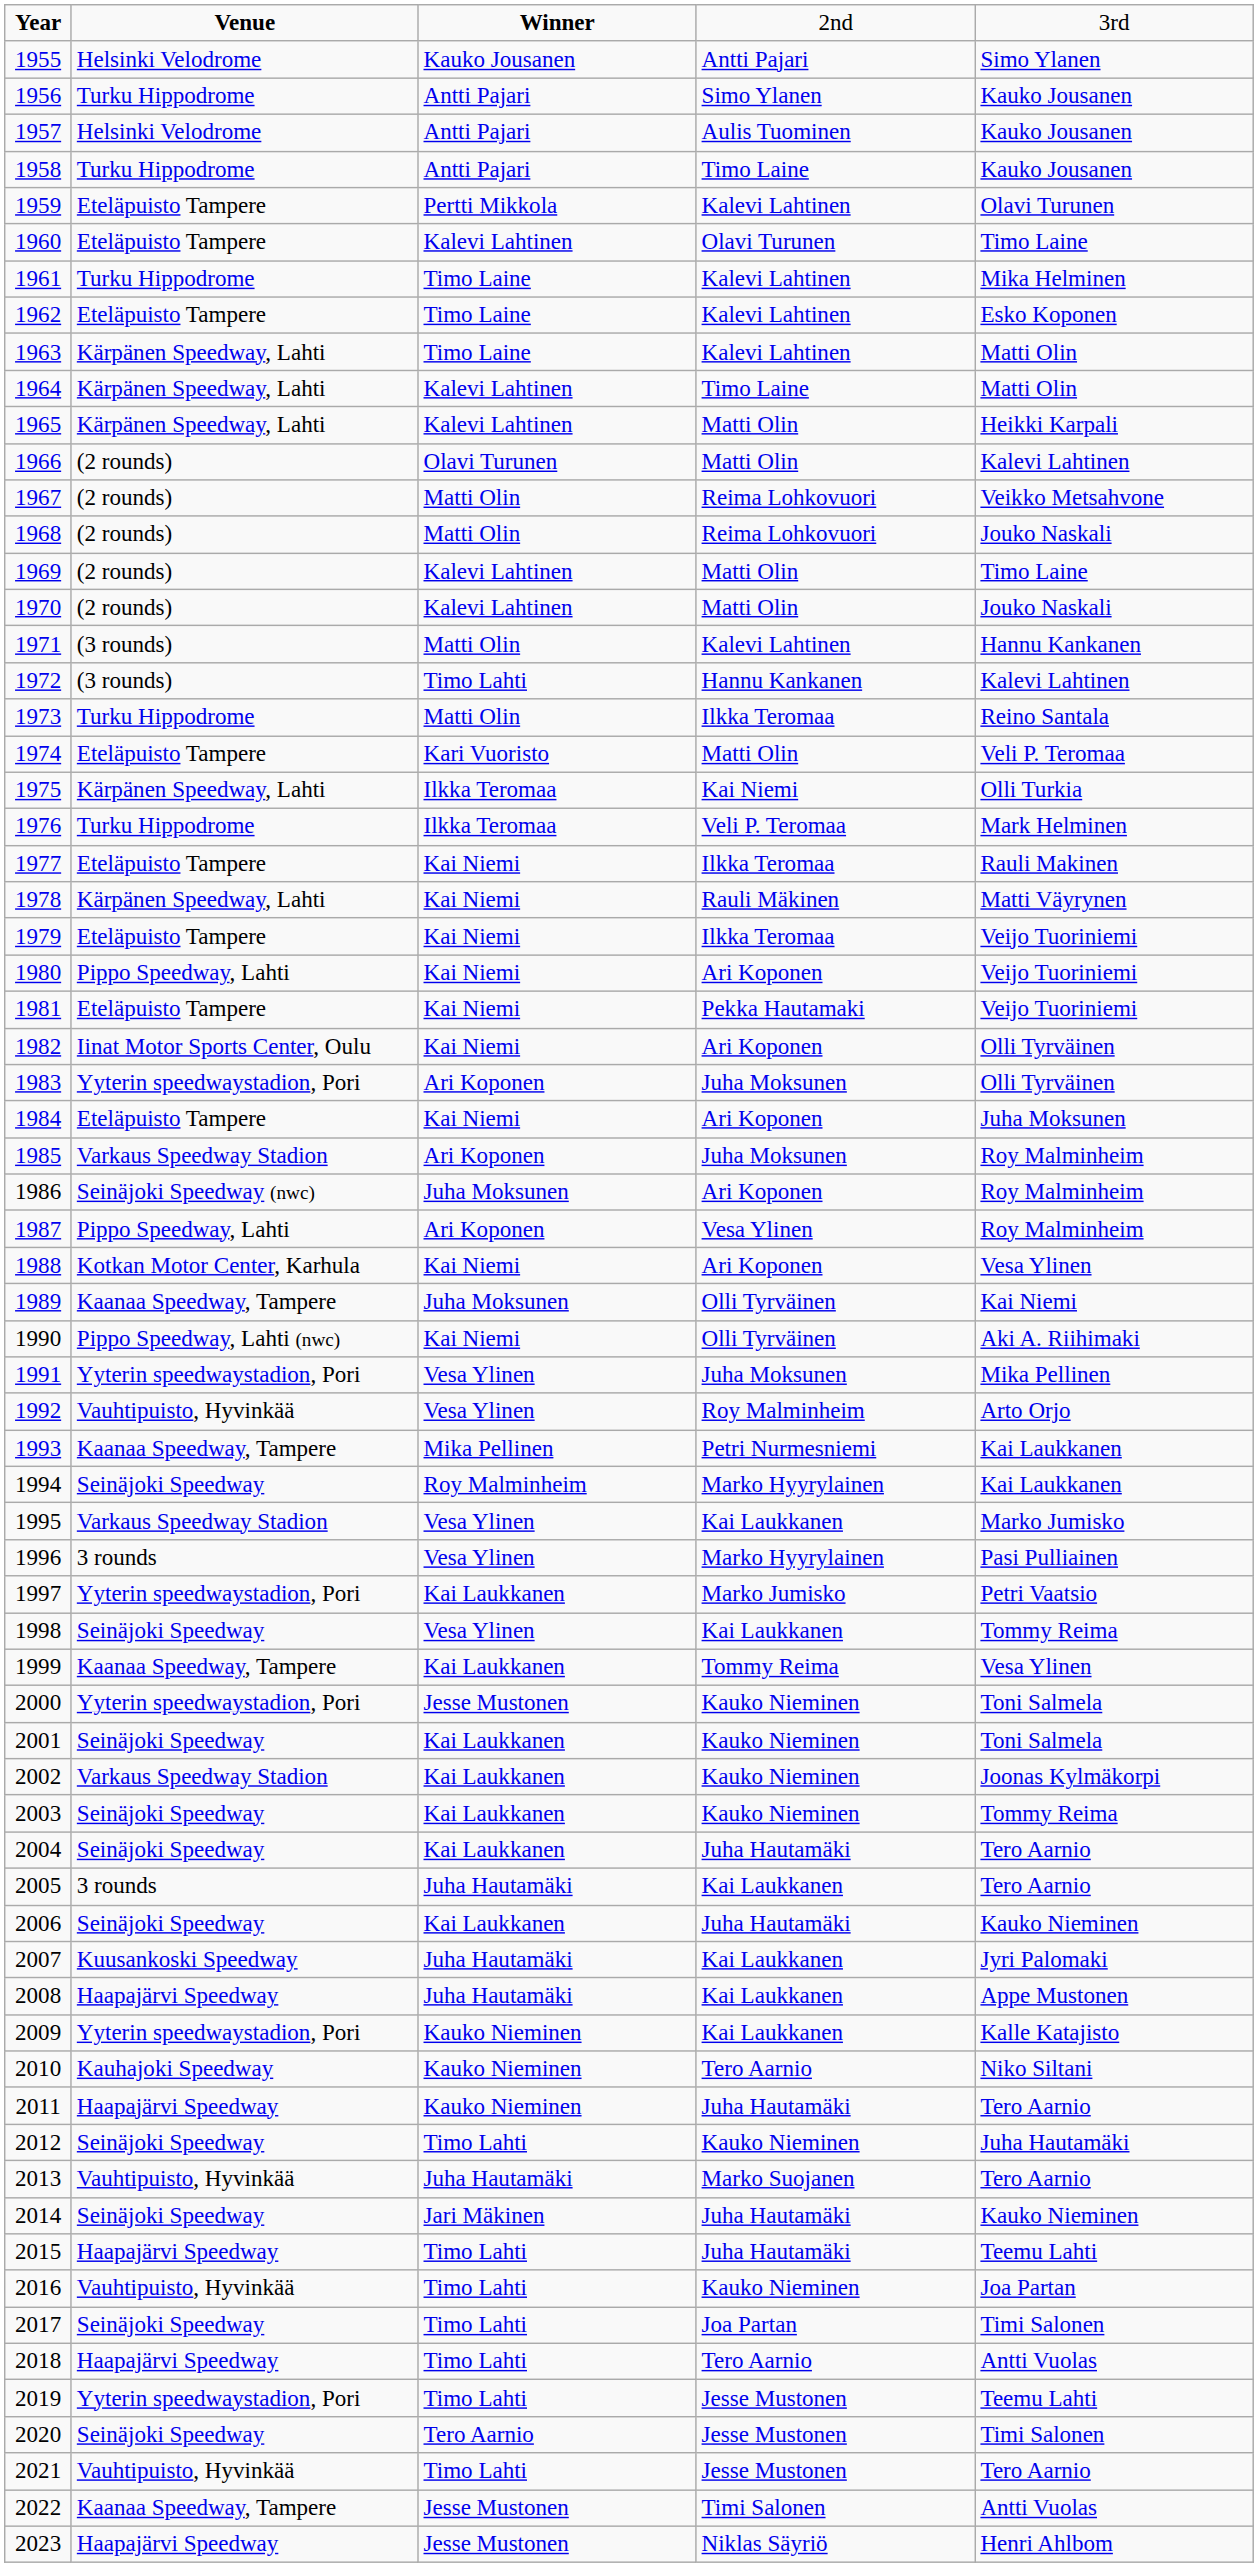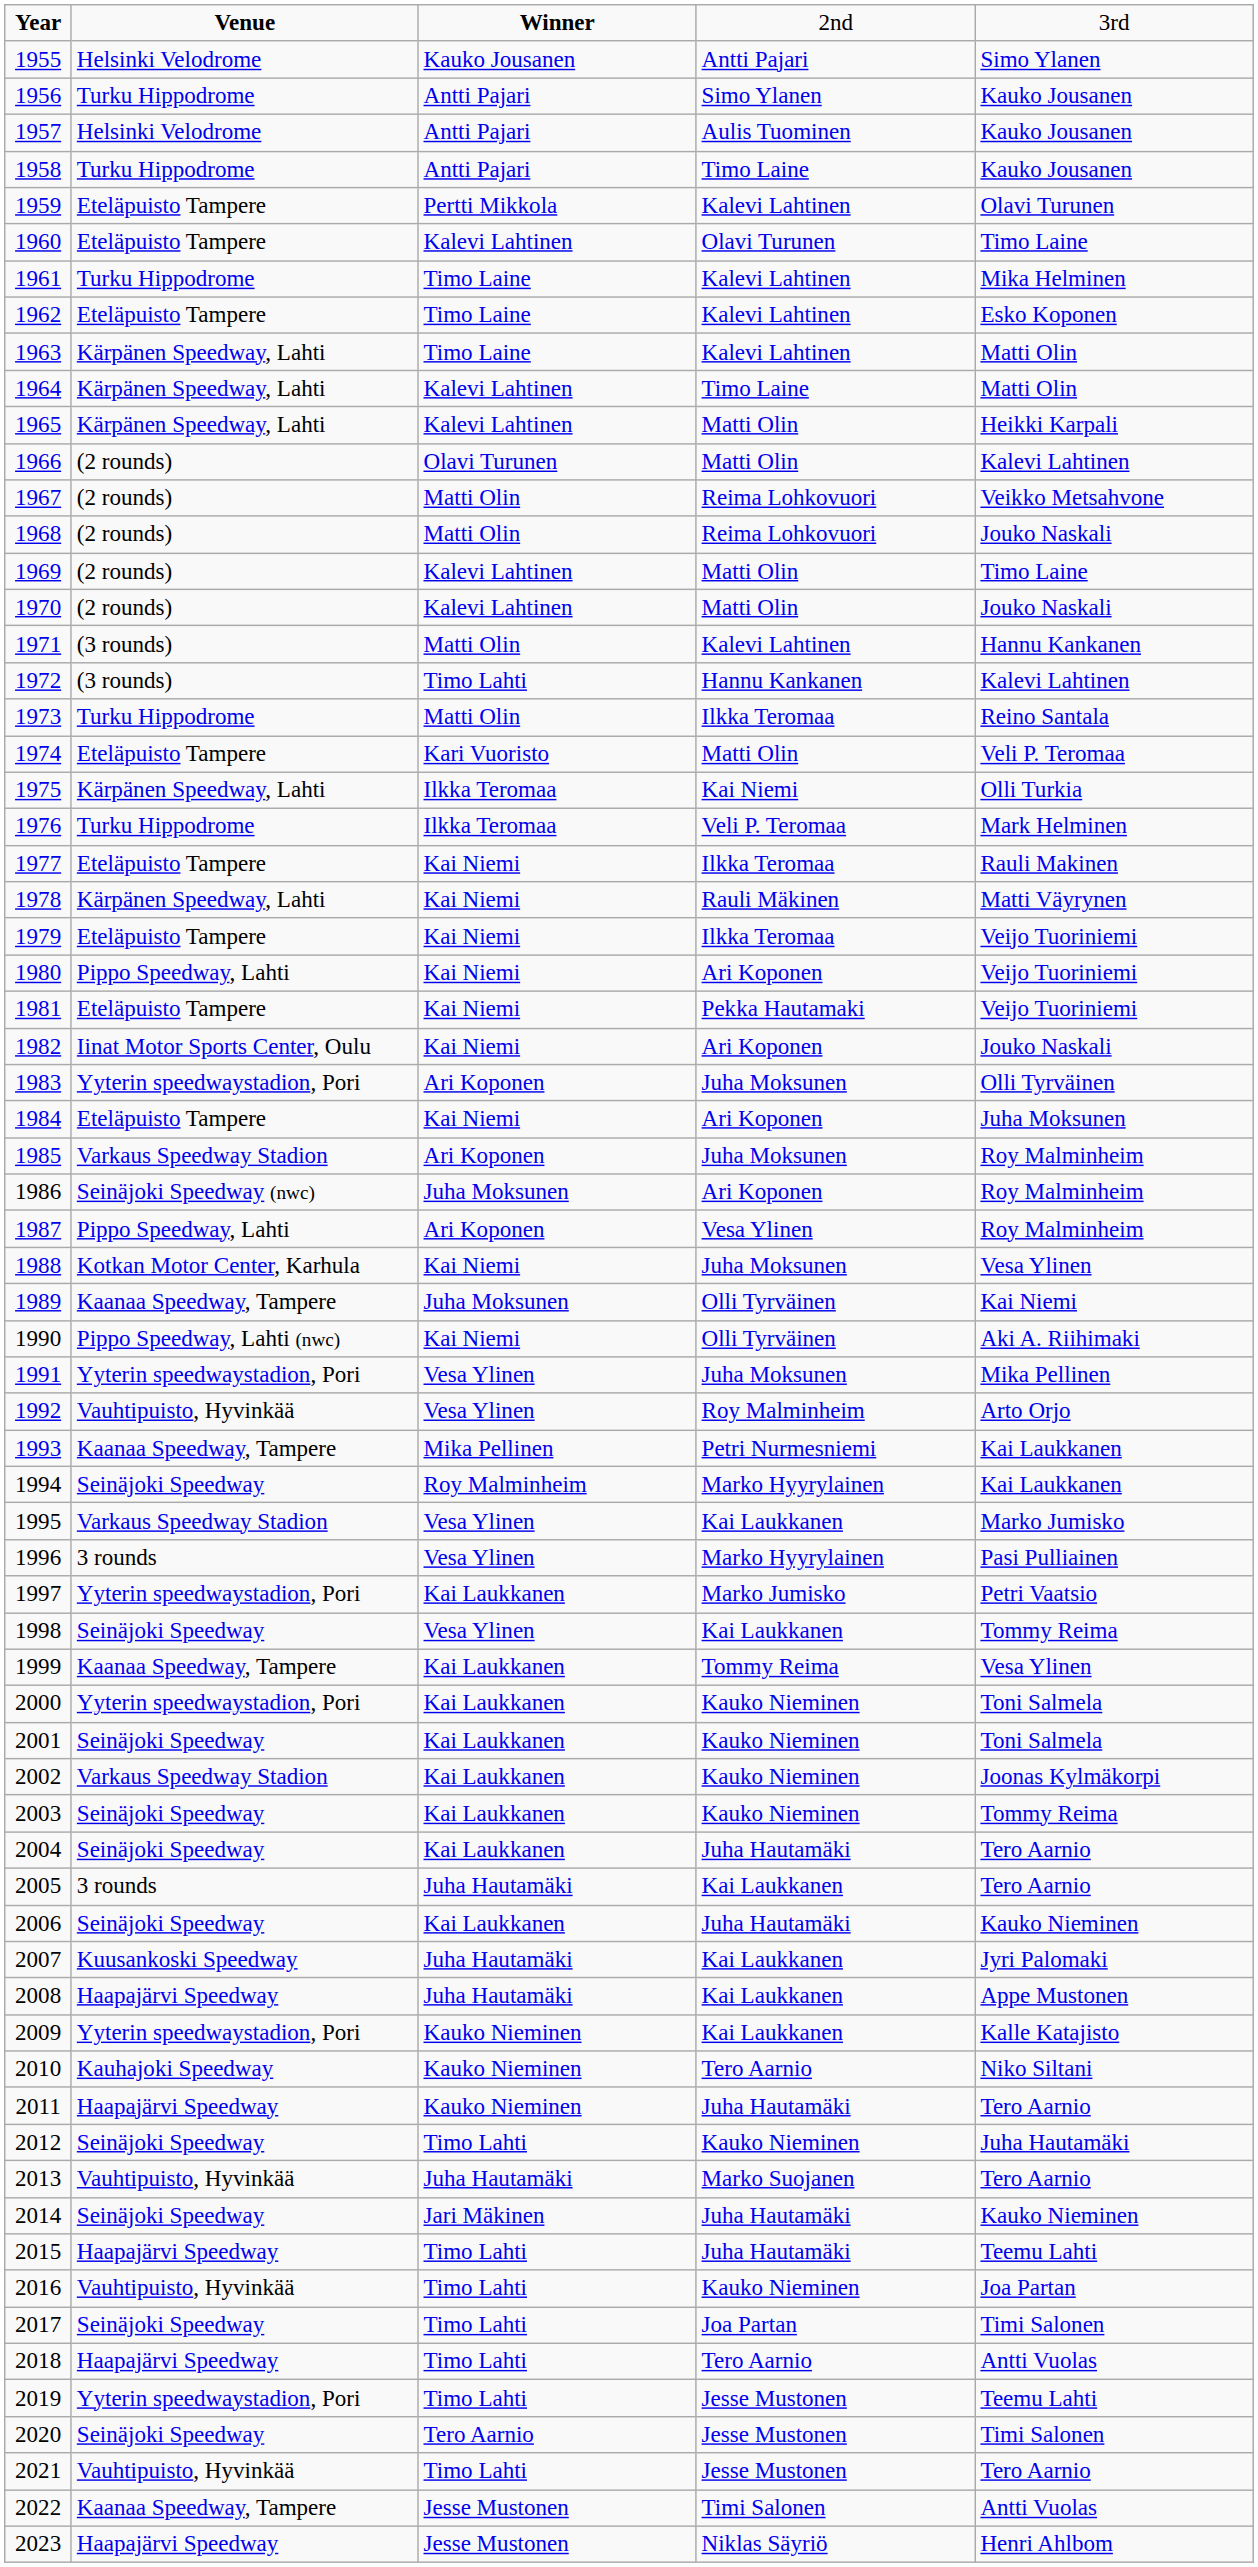(1048, 1045) Olli Tyrväinen -> (1046, 1045) Jouko Naskali
(762, 1265) Ari Koponen -> (774, 1265) Juha Moksunen
(496, 1703) Jesse Mustonen -> (494, 1703) Kai Laukkanen
